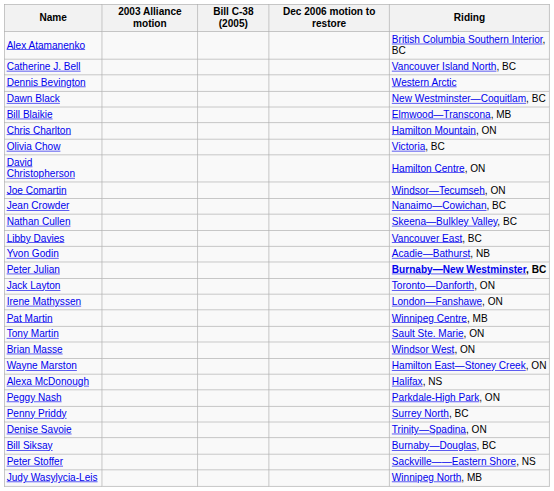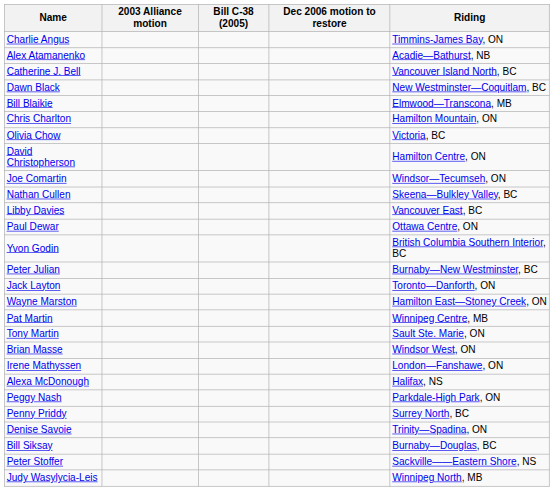+ row: (38, 39)
(469, 45) British Columbia Southern Interior, BC -> (441, 55) Acadie—Bathurst, NB
- row: (46, 83)
- row: (38, 206)
+ row: (33, 227)
(441, 254) Acadie—Bathurst, NB -> (469, 248) British Columbia Southern Interior, BC
(469, 270) bold -> (465, 270) normal
rows swapped: (42, 366) <-> (44, 302)
